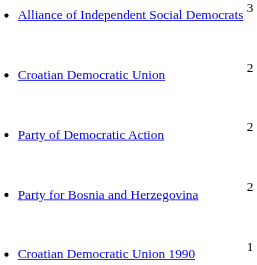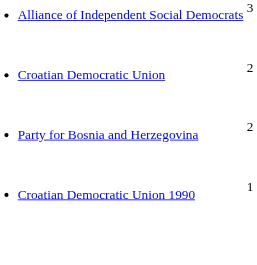- row: (114, 135)
